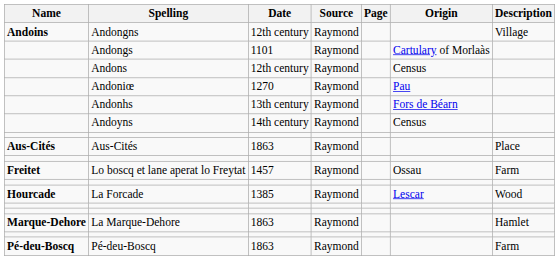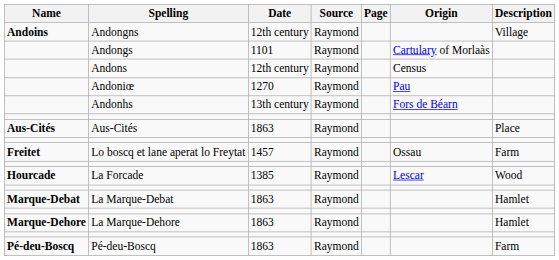- row: (112, 123)
+ row: (132, 199)
